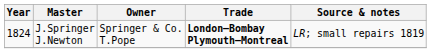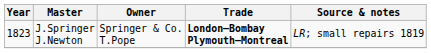(19, 34) 1824 -> (19, 34) 1823
